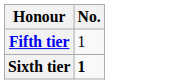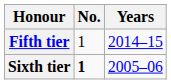+ column: (135, 16)
